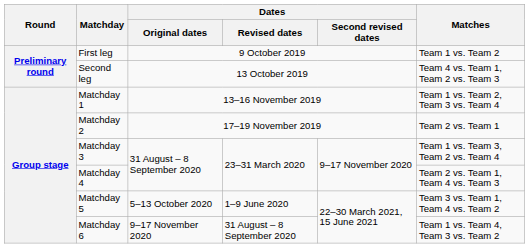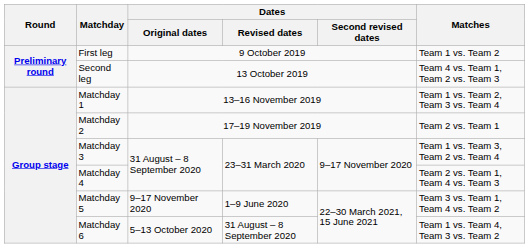(171, 204) 5–13 October 2020 -> (164, 204) 9–17 November 2020
(164, 230) 9–17 November 2020 -> (171, 230) 5–13 October 2020
